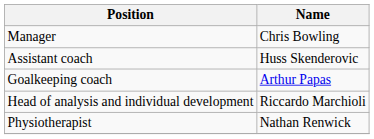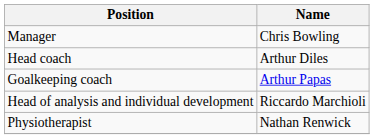+ row: (39, 58)
- row: (50, 58)
